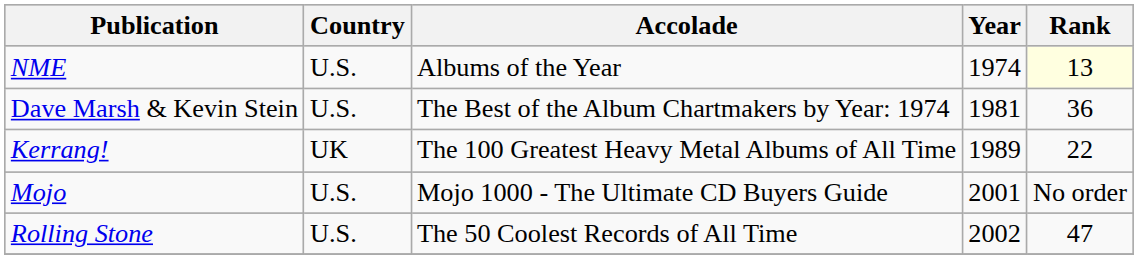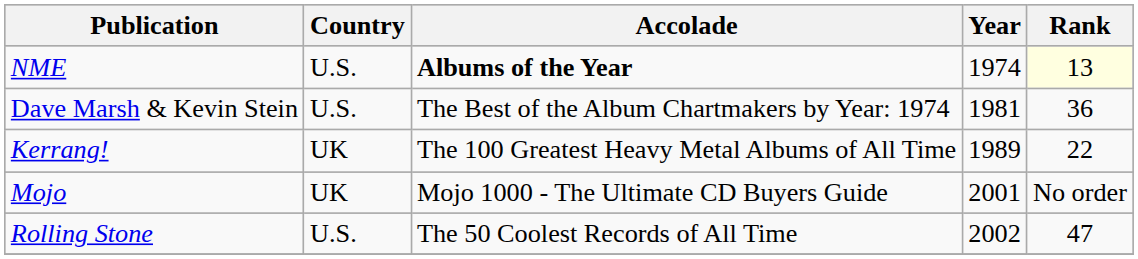(519, 66) normal -> (525, 66) bold
(333, 191) U.S. -> (329, 191) UK
